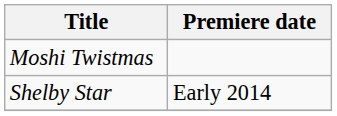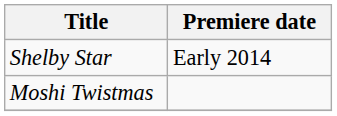rows swapped: (82, 57) <-> (61, 92)
